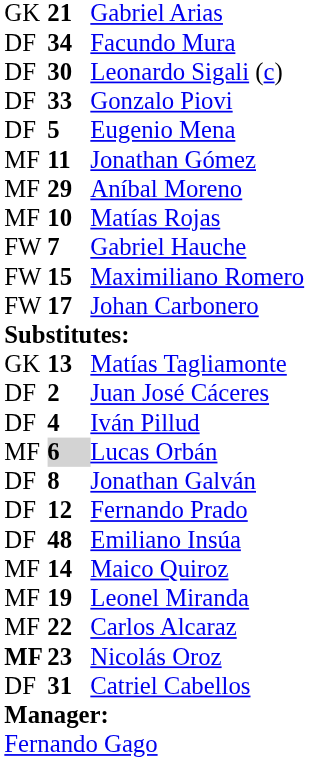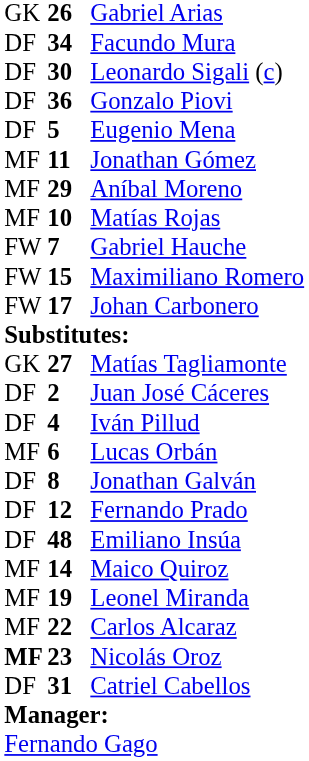(60, 13) 21 -> (60, 13) 26
(60, 100) 33 -> (60, 100) 36
(60, 364) 13 -> (60, 364) 27
(54, 451) lightgrey background -> (54, 451) no background
